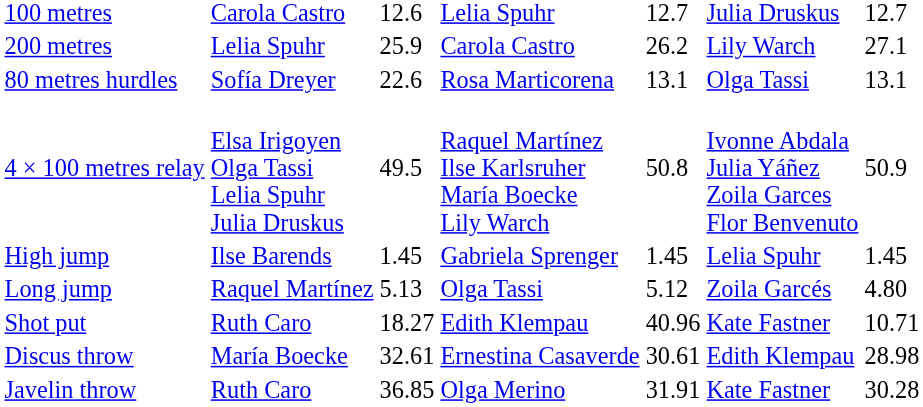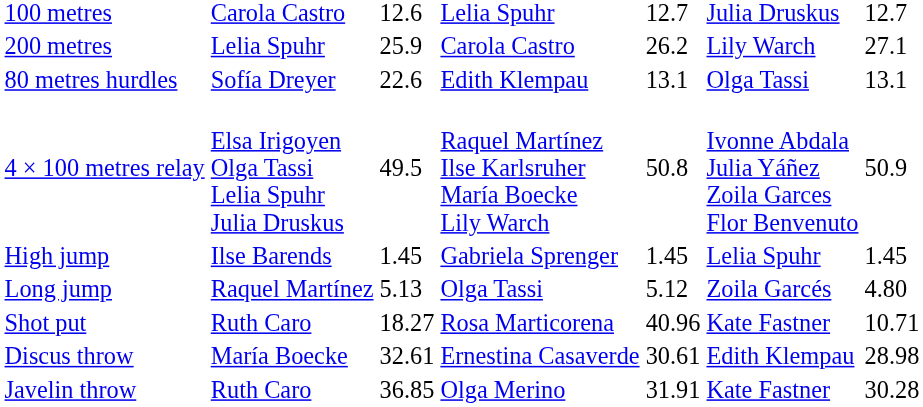(527, 79) Rosa Marticorena -> (514, 79) Edith Klempau
(514, 323) Edith Klempau -> (527, 323) Rosa Marticorena
